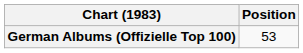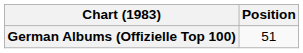(269, 36) 53 -> (269, 36) 51
